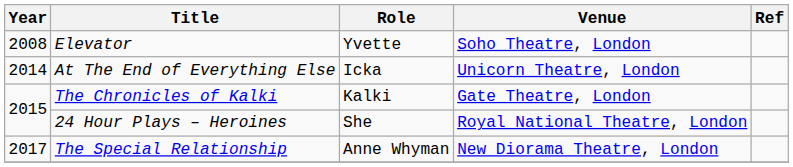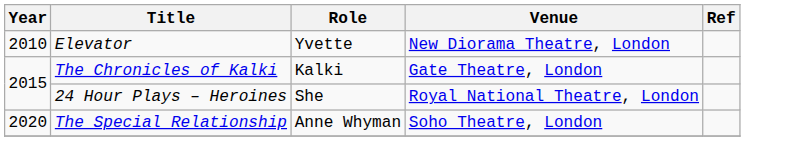(28, 44) 2008 -> (28, 44) 2010
(554, 44) Soho Theatre, London -> (539, 44) New Diorama Theatre, London
- row: (195, 70)
(28, 149) 2017 -> (28, 123) 2020
(588, 149) New Diorama Theatre, London -> (506, 123) Soho Theatre, London
